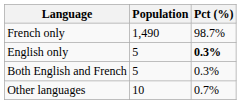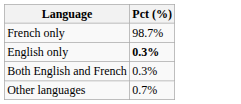- column: (160, 14)
